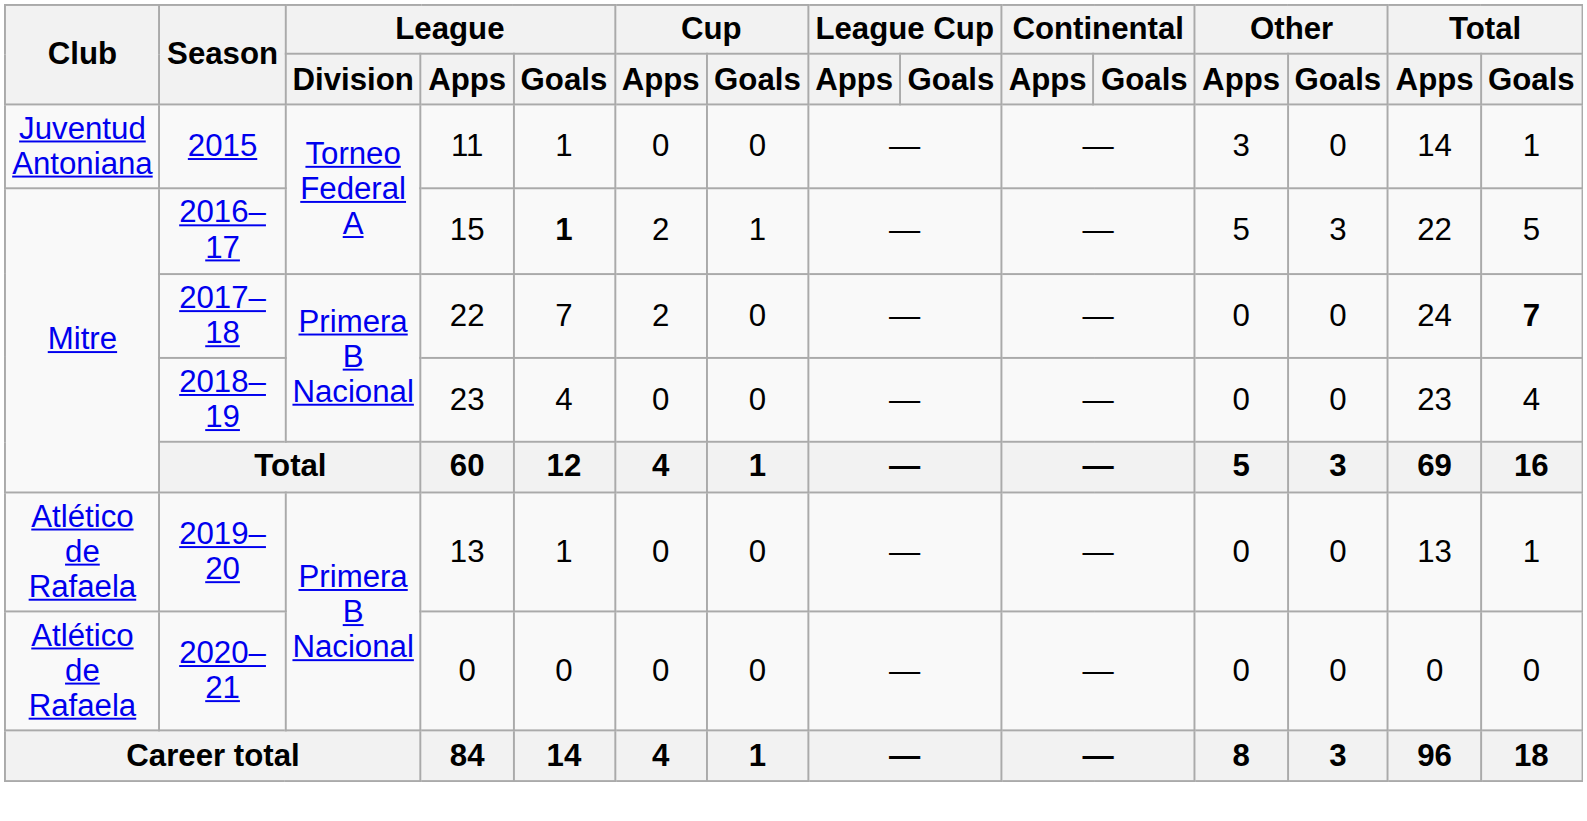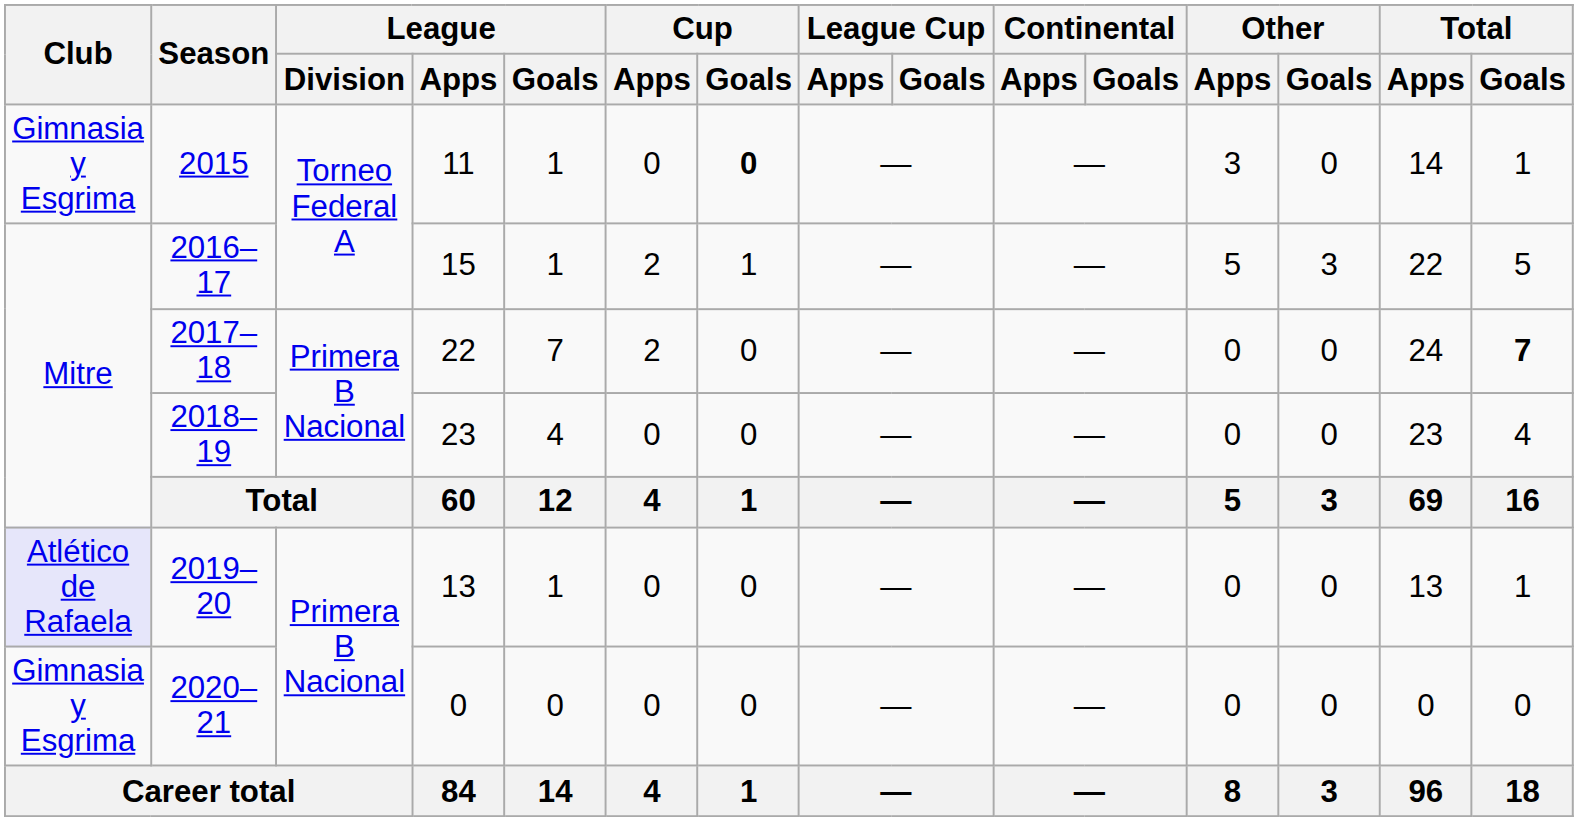(82, 145) Juventud Antoniana -> (78, 163) Gimnasia y Esgrima
(757, 145) normal -> (749, 163) bold
(564, 230) bold -> (555, 265) normal
(82, 551) no background -> (78, 586) lavender background
(82, 670) Atlético de Rafaela -> (78, 705) Gimnasia y Esgrima
